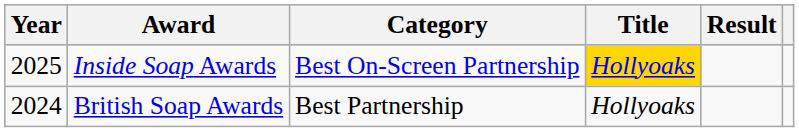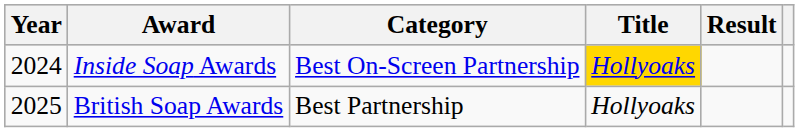(36, 65) 2025 -> (36, 65) 2024
(36, 106) 2024 -> (36, 106) 2025
